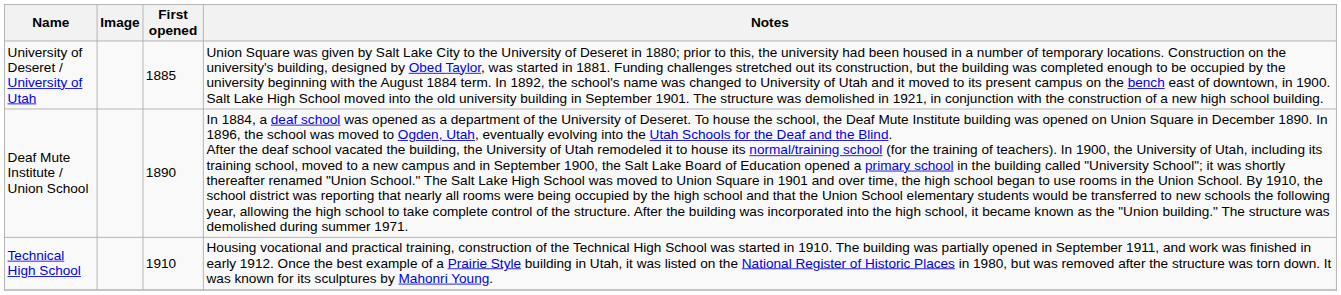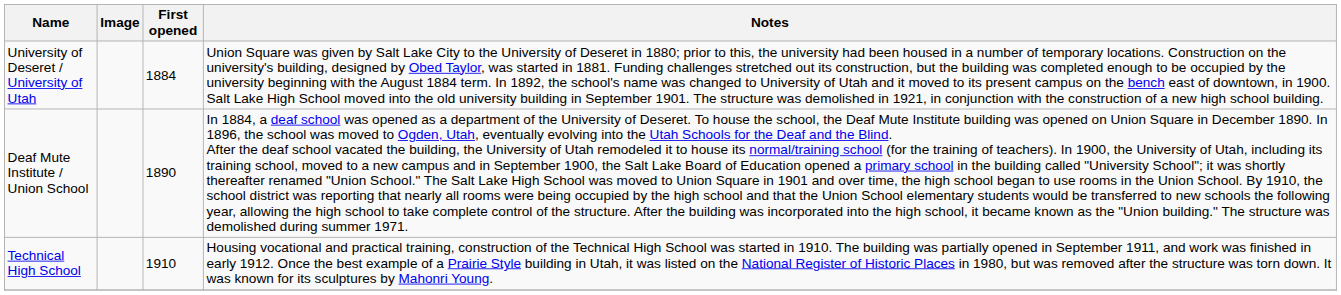(161, 75) 1885 -> (161, 75) 1884
